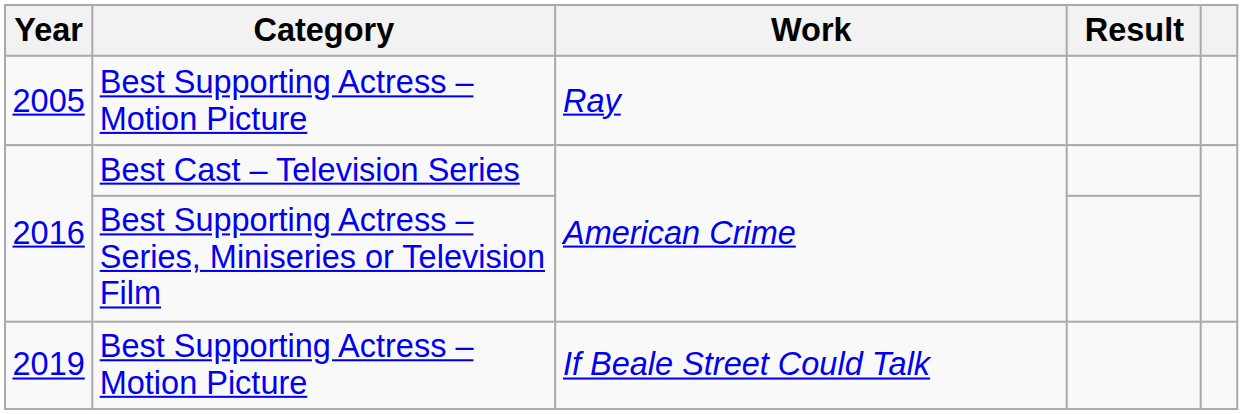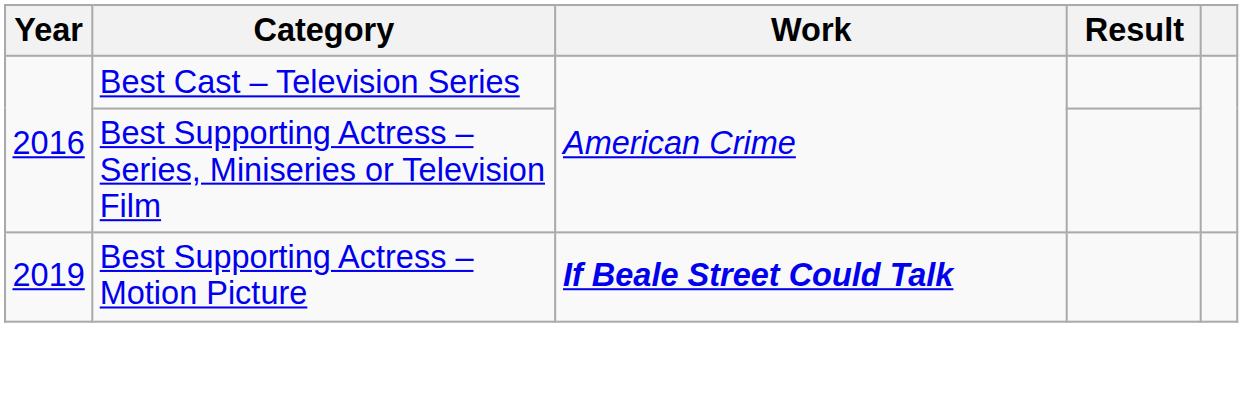- row: (49, 100)
(747, 364) normal -> (758, 276) bold
